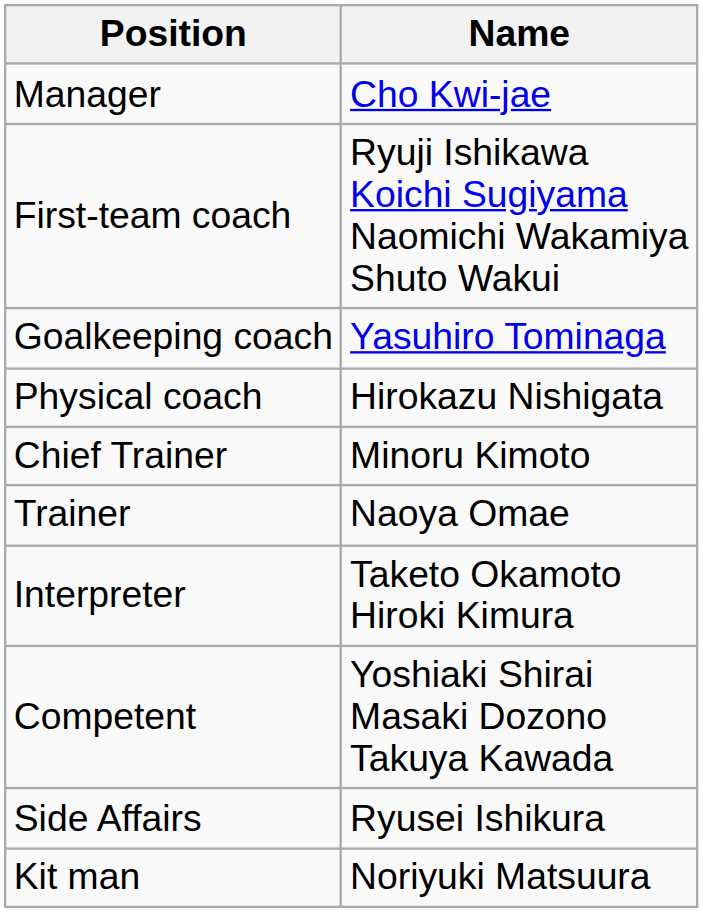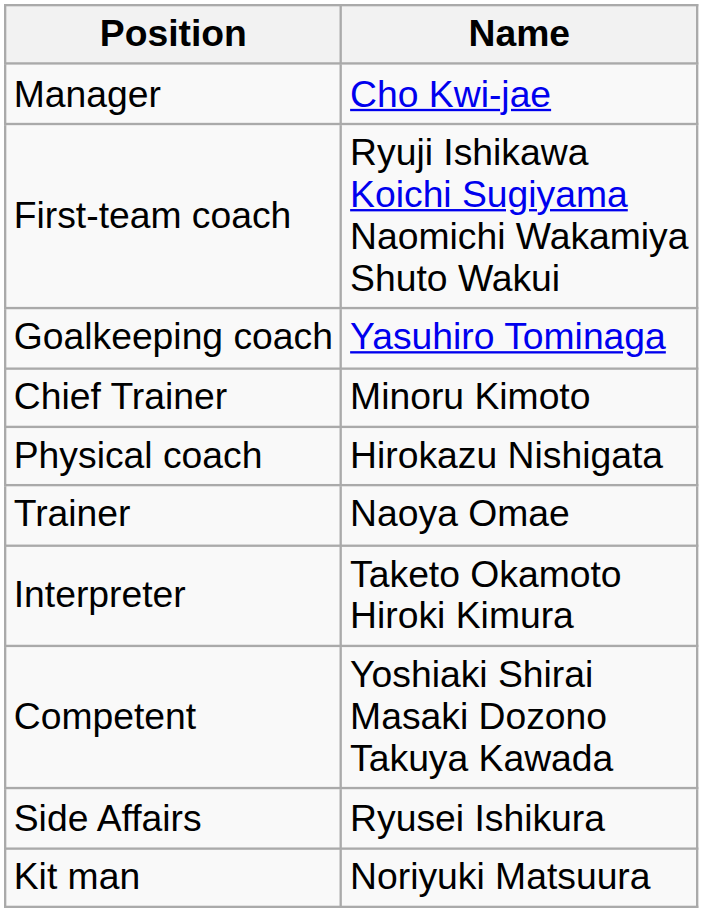rows swapped: (138, 396) <-> (120, 455)
